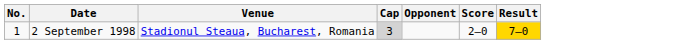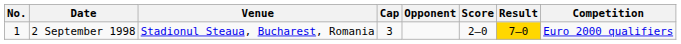+ column: (608, 13)
(389, 31) lightgrey background -> (389, 31) no background
